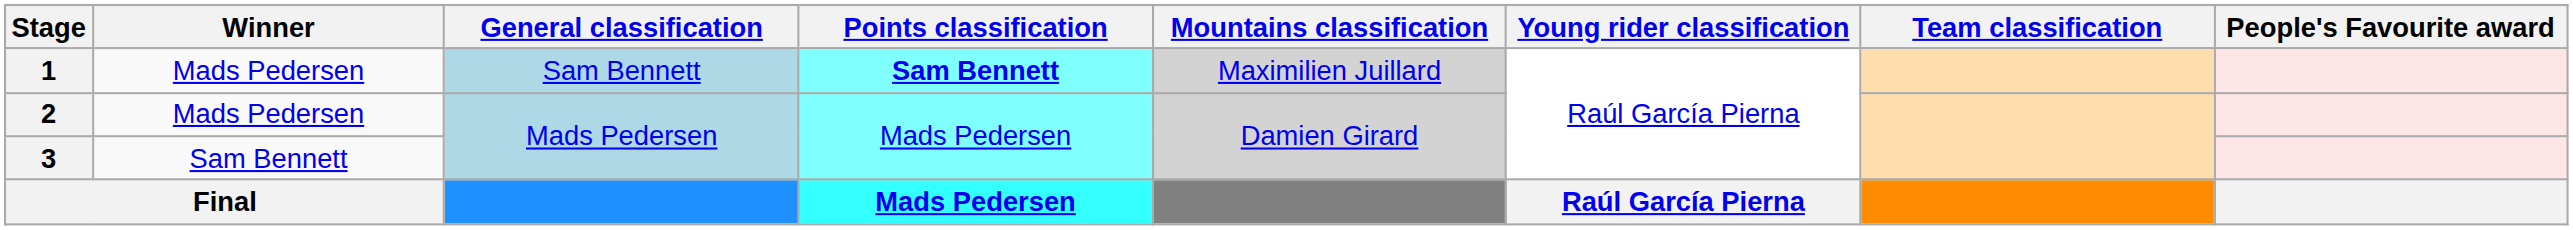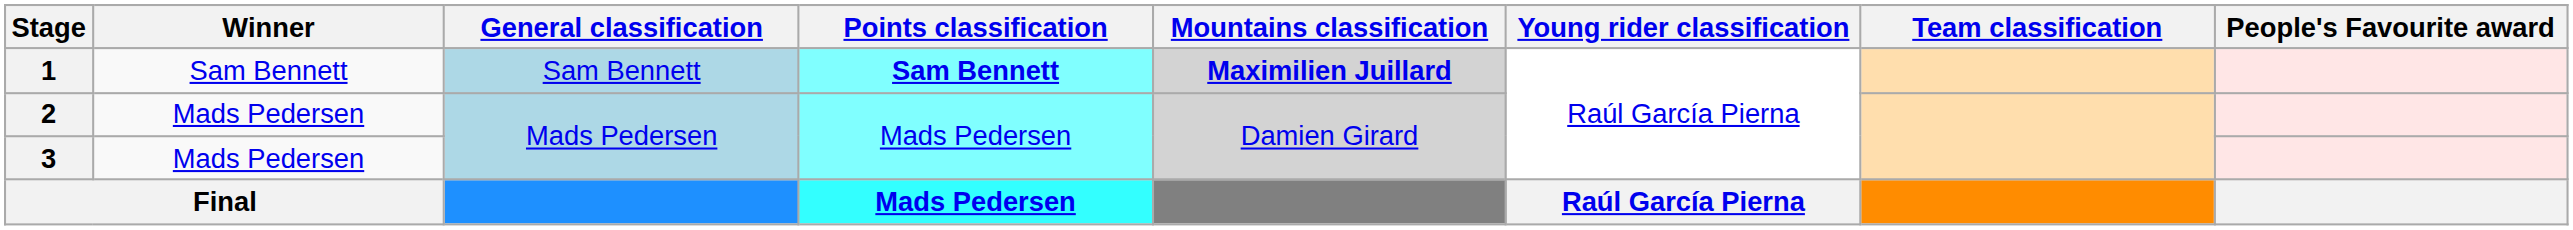(269, 71) Mads Pedersen -> (269, 71) Sam Bennett
(1330, 71) normal -> (1330, 71) bold
(269, 158) Sam Bennett -> (269, 158) Mads Pedersen
